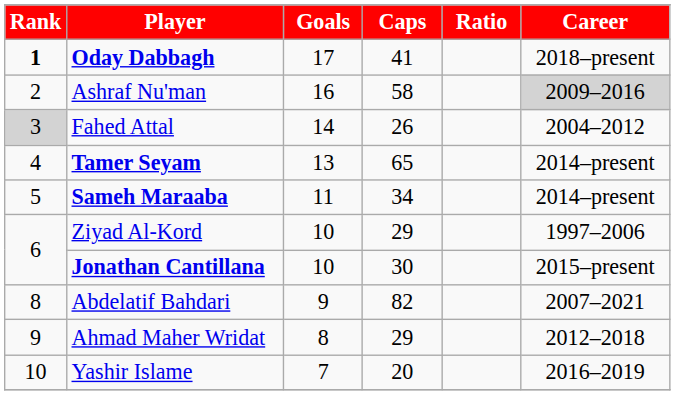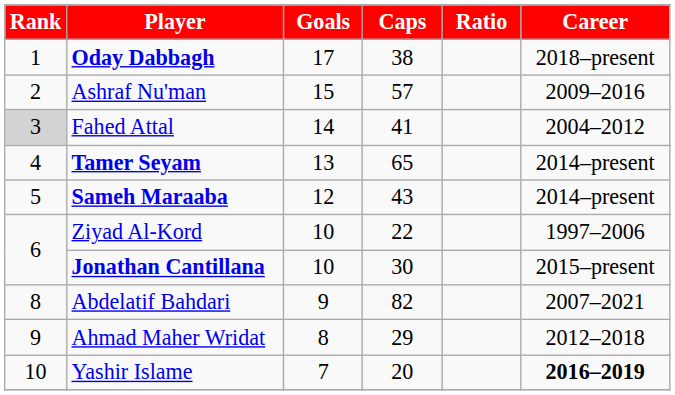(36, 57) bold -> (36, 57) normal
(402, 57) 41 -> (402, 57) 38
(323, 92) 16 -> (323, 92) 15
(402, 92) 58 -> (402, 92) 57
(595, 92) lightgrey background -> (595, 92) no background
(402, 127) 26 -> (402, 127) 41
(323, 197) 11 -> (323, 197) 12
(402, 197) 34 -> (402, 197) 43
(402, 232) 29 -> (402, 232) 22
(595, 372) normal -> (595, 372) bold
